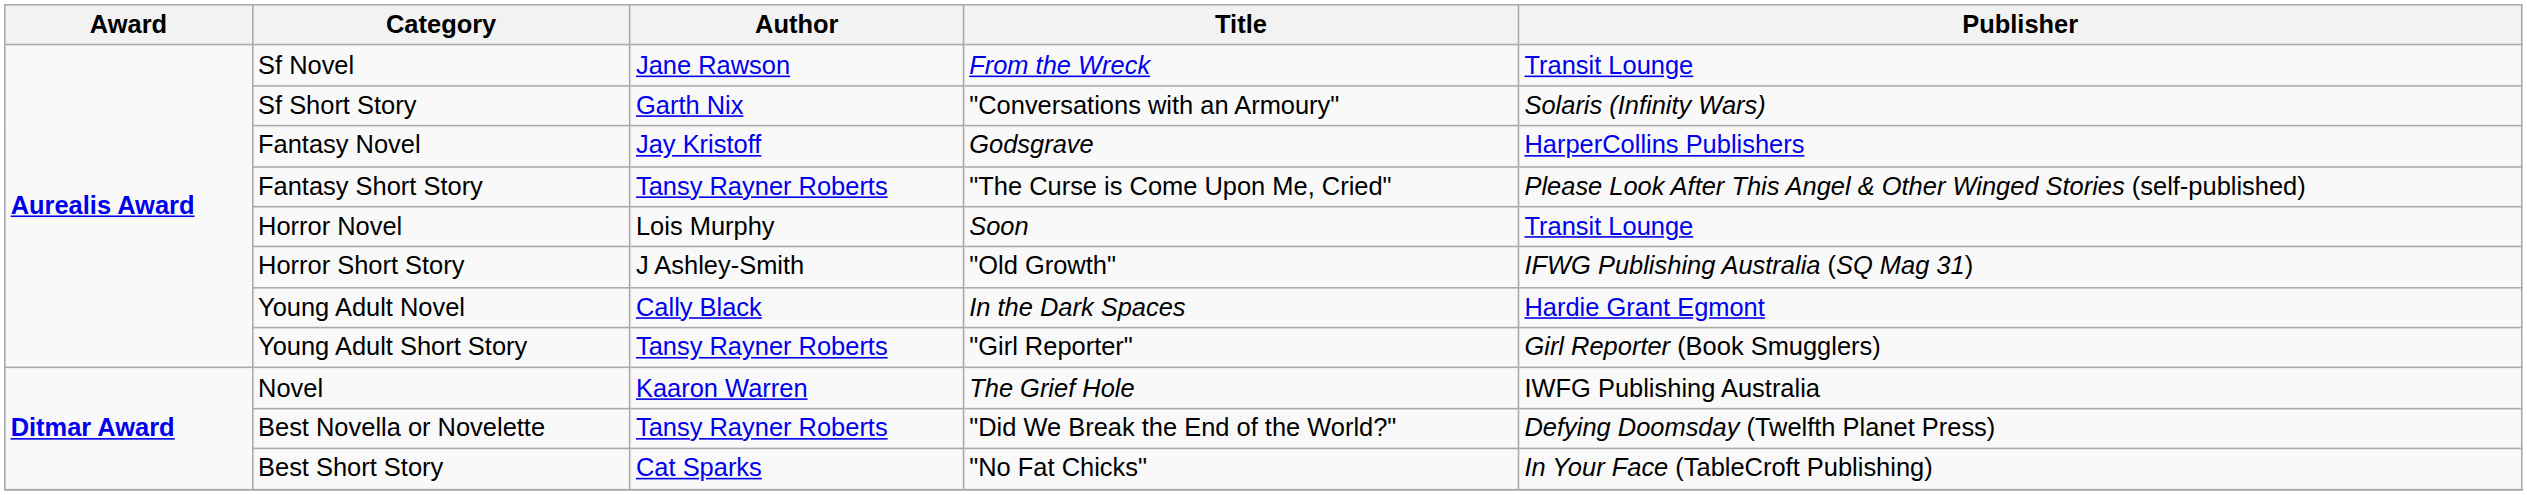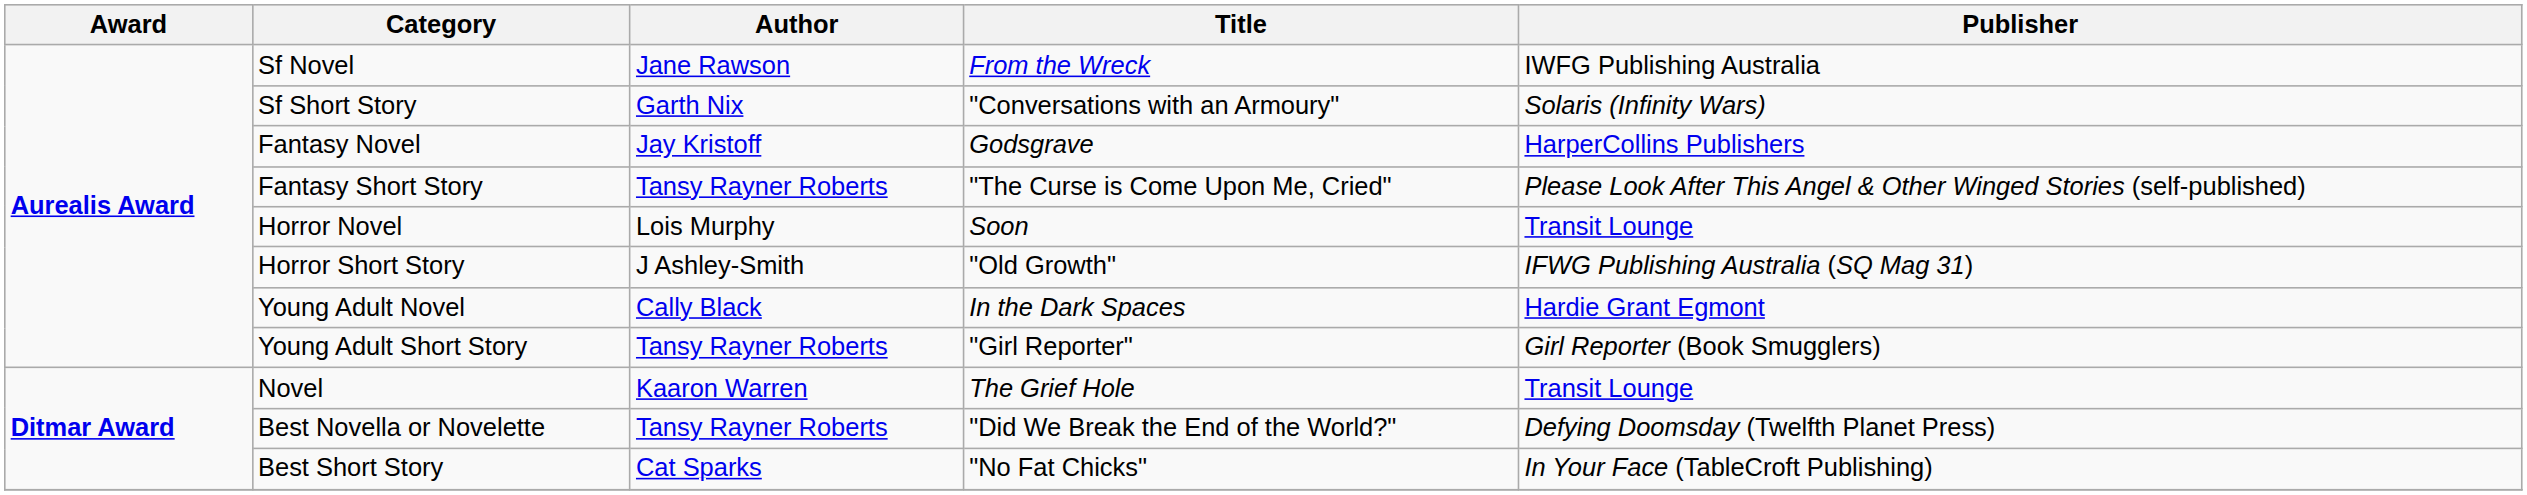(1609, 65) Transit Lounge -> (1672, 65) IWFG Publishing Australia
(1672, 387) IWFG Publishing Australia -> (1609, 387) Transit Lounge
